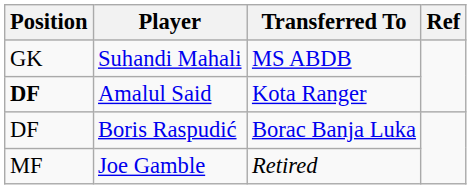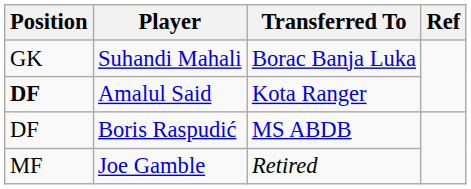(302, 58) MS ABDB -> (334, 58) Borac Banja Luka
(334, 129) Borac Banja Luka -> (302, 129) MS ABDB
